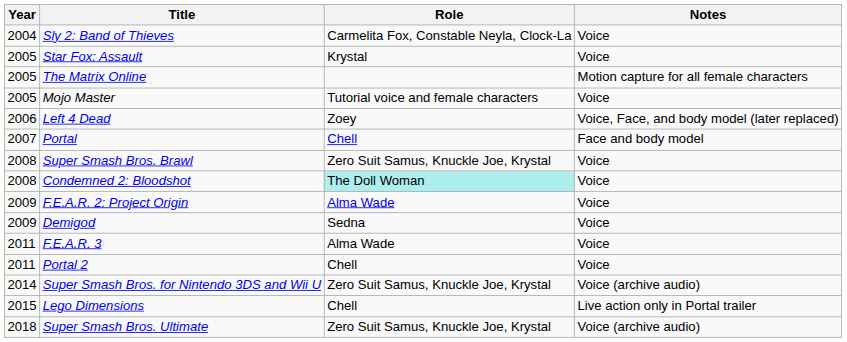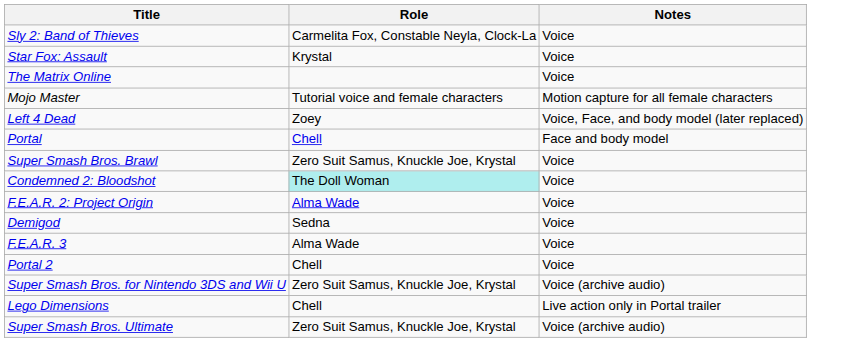- column: (22, 14)
(693, 77) Motion capture for all female characters -> (558, 77) Voice
(594, 98) Voice -> (657, 98) Motion capture for all female characters
